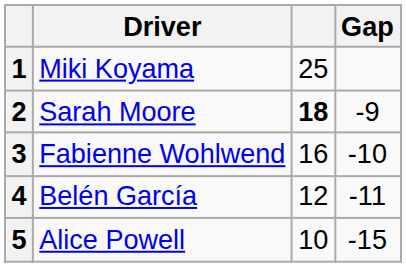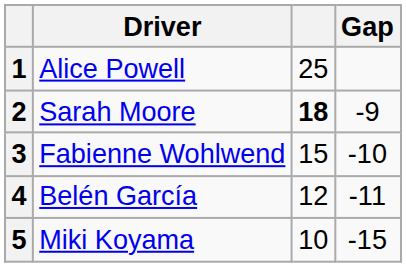(117, 69) Miki Koyama -> (112, 69) Alice Powell
(313, 154) 16 -> (313, 154) 15
(112, 239) Alice Powell -> (117, 239) Miki Koyama
